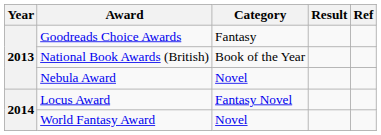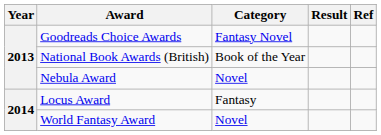(236, 36) Fantasy -> (254, 36) Fantasy Novel
(254, 99) Fantasy Novel -> (236, 99) Fantasy
